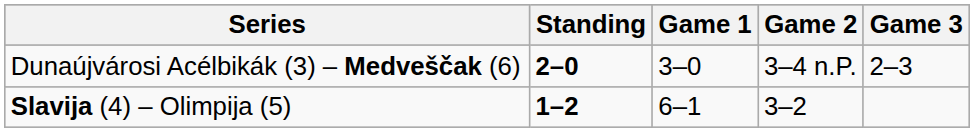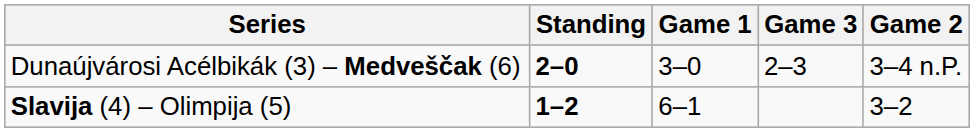columns swapped: (811, 24) <-> (916, 24)
